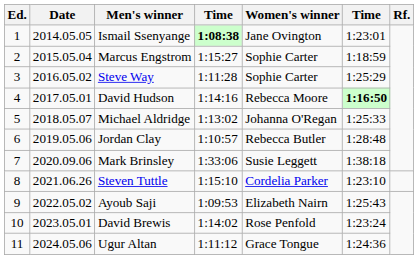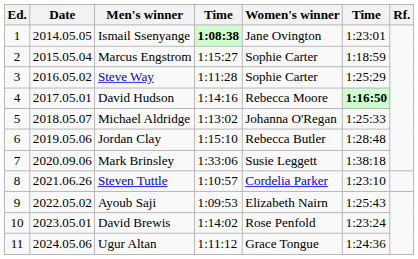(218, 139) 1:10:57 -> (218, 139) 1:15:10
(218, 181) 1:15:10 -> (218, 181) 1:10:57
